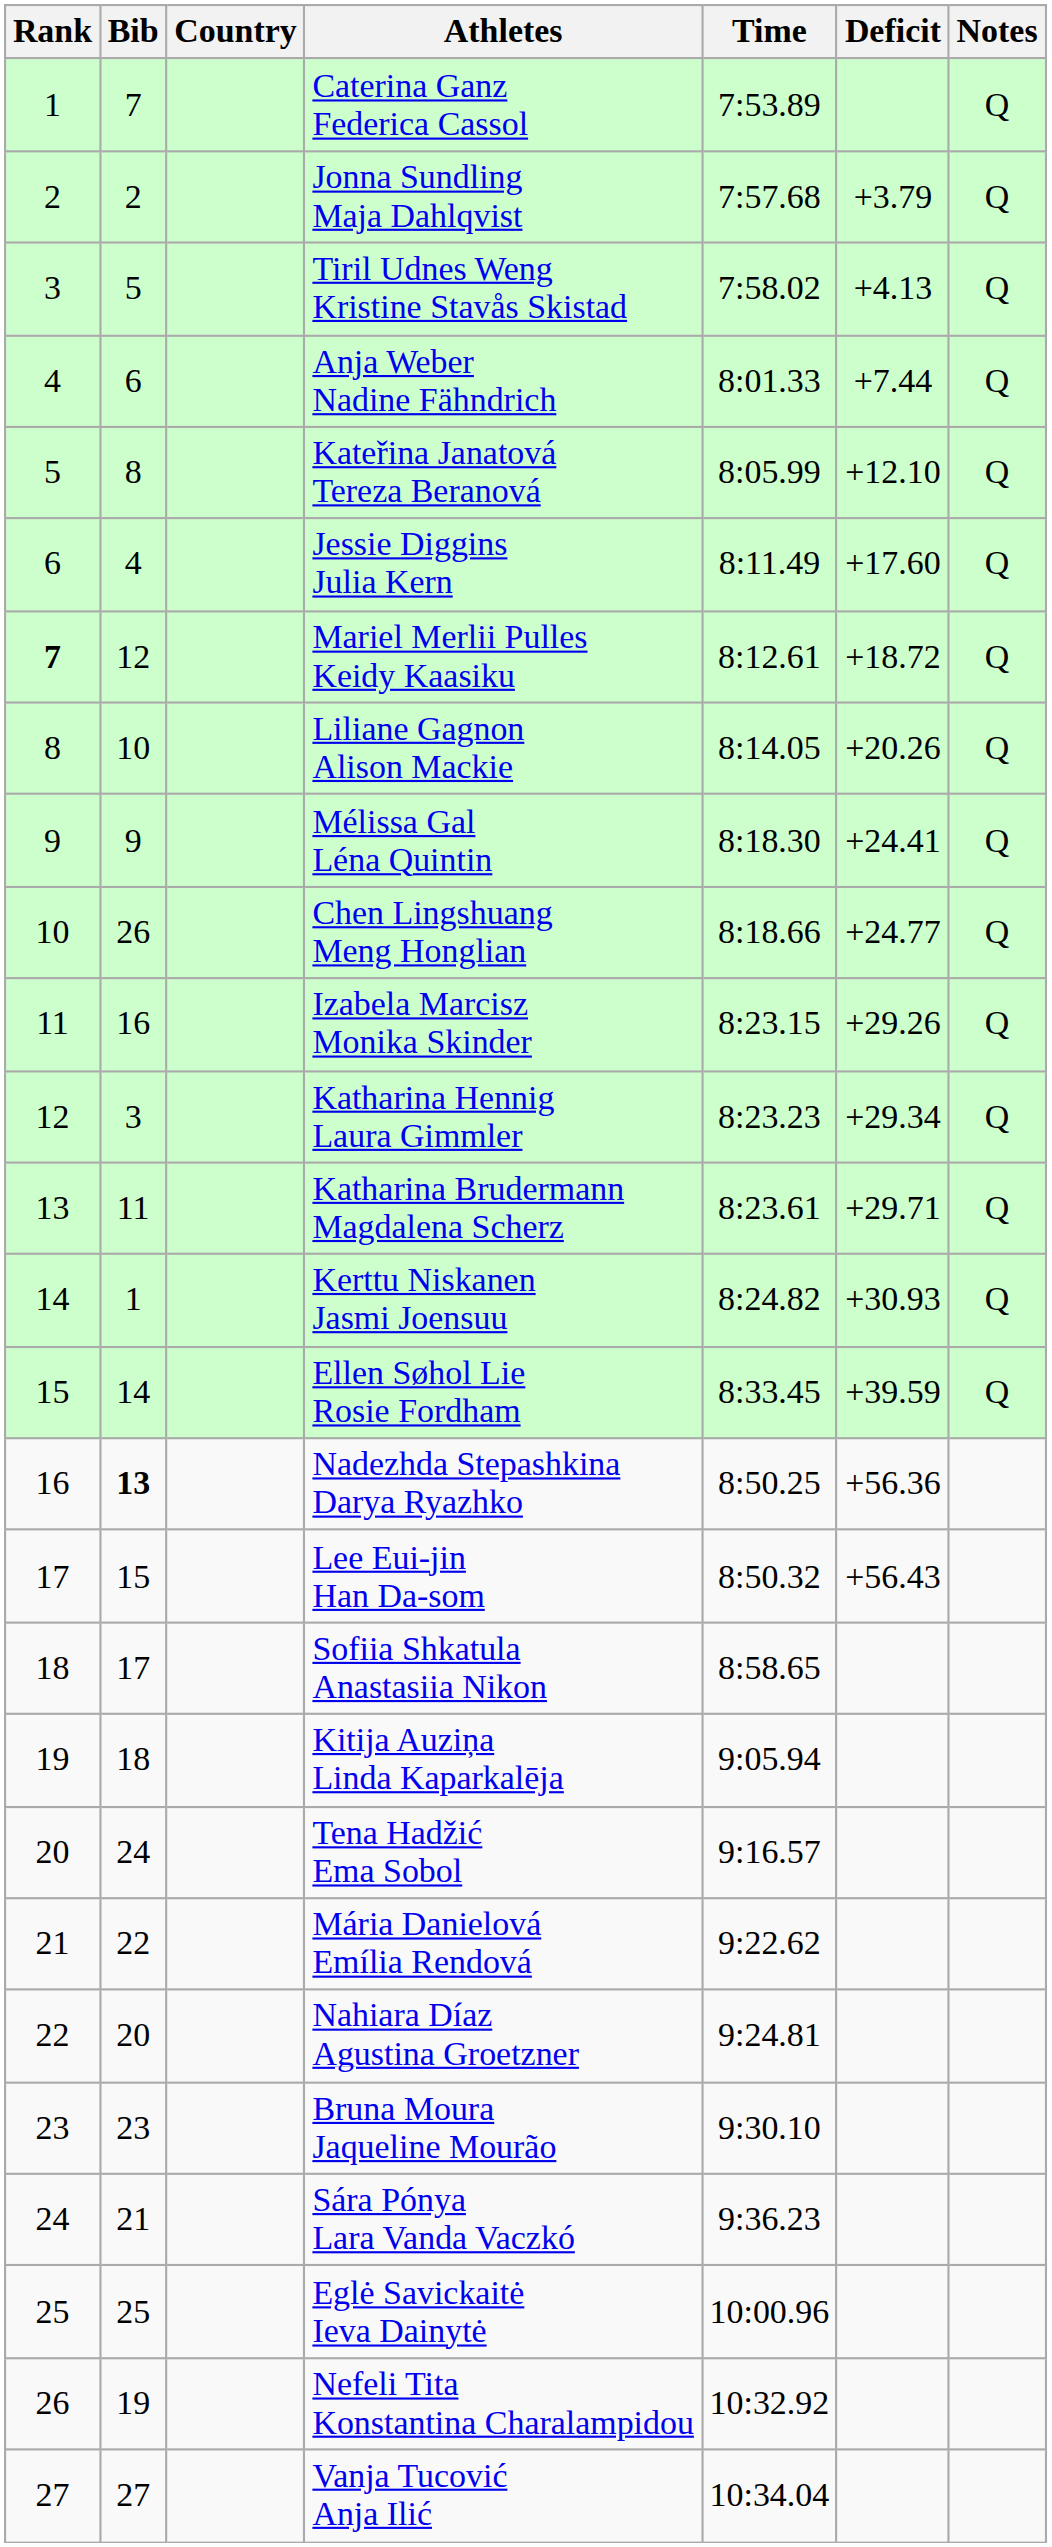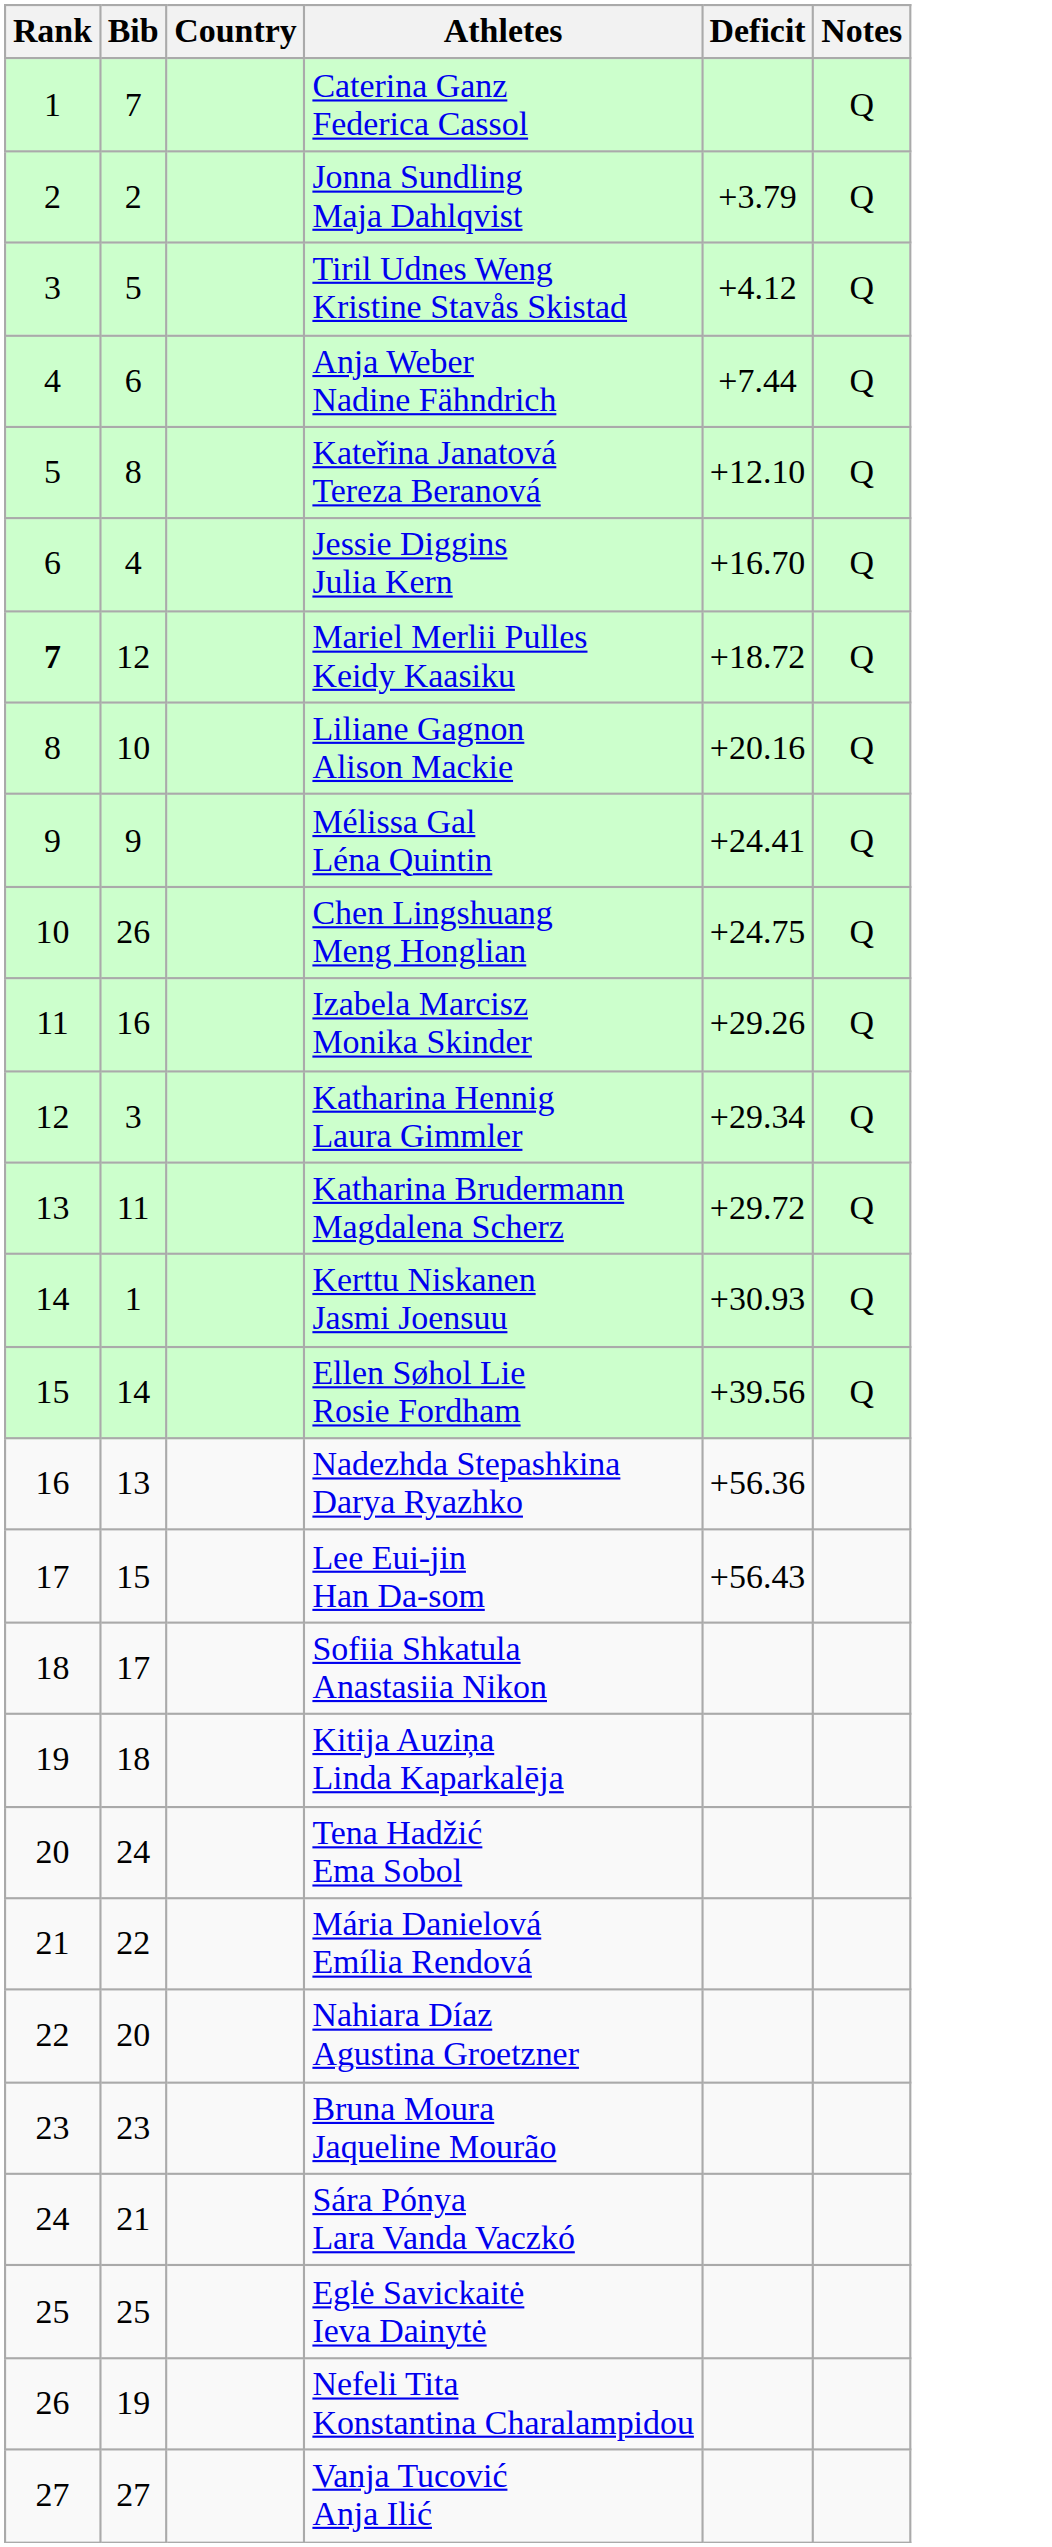- column: (769, 31)
(893, 288) +4.13 -> (758, 288) +4.12
(893, 564) +17.60 -> (758, 564) +16.70
(893, 747) +20.26 -> (758, 747) +20.16
(893, 931) +24.77 -> (758, 931) +24.75
(893, 1207) +29.71 -> (758, 1207) +29.72
(893, 1391) +39.59 -> (758, 1391) +39.56
(133, 1483) bold -> (133, 1483) normal
